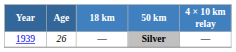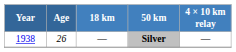(25, 39) 1939 -> (25, 39) 1938
